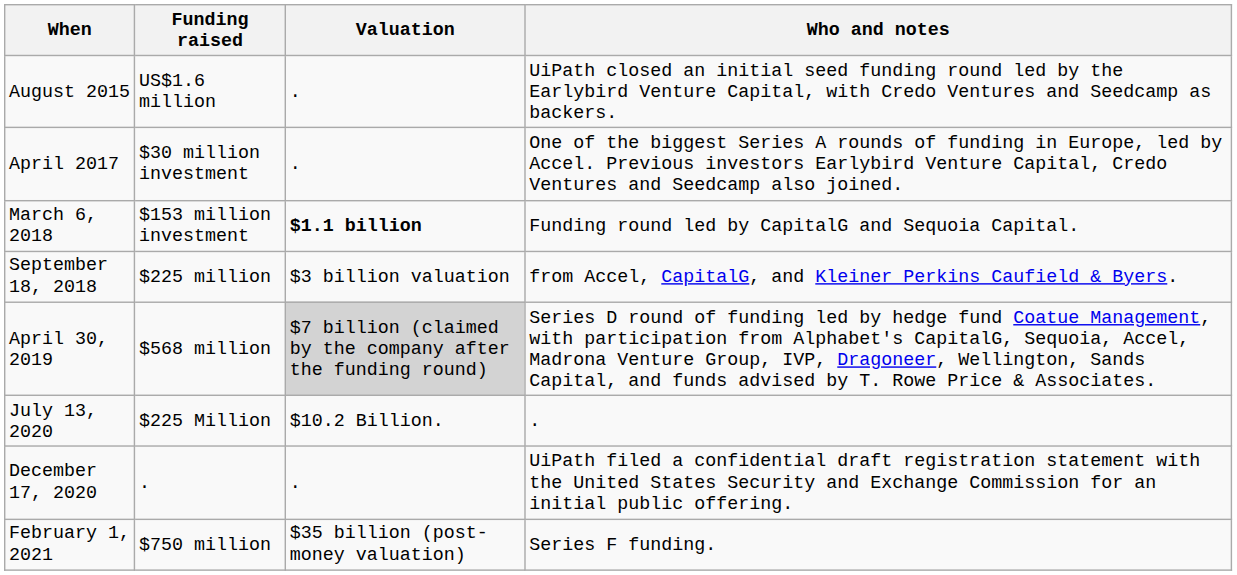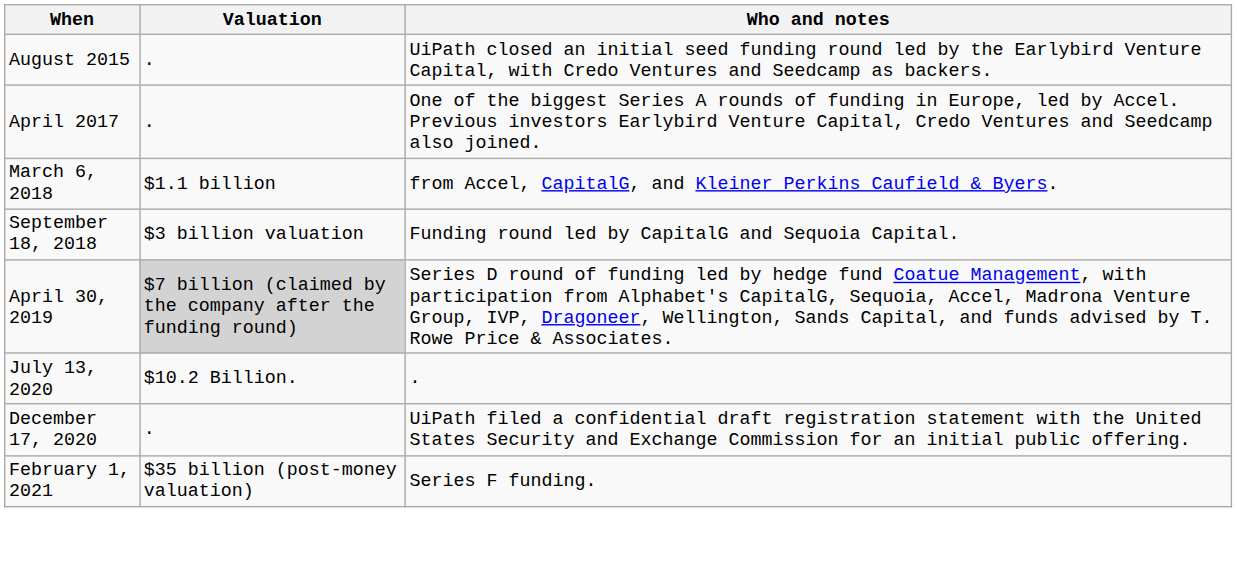- column: (210, 30)
(356, 226) bold -> (210, 183) normal
(804, 226) Funding round led by CapitalG and Sequoia Capital. -> (734, 183) from Accel, CapitalG, and Kleiner Perkins Caufield & Byers.
(854, 277) from Accel, CapitalG, and Kleiner Perkins Caufield & Byers. -> (684, 234) Funding round led by CapitalG and Sequoia Capital.
